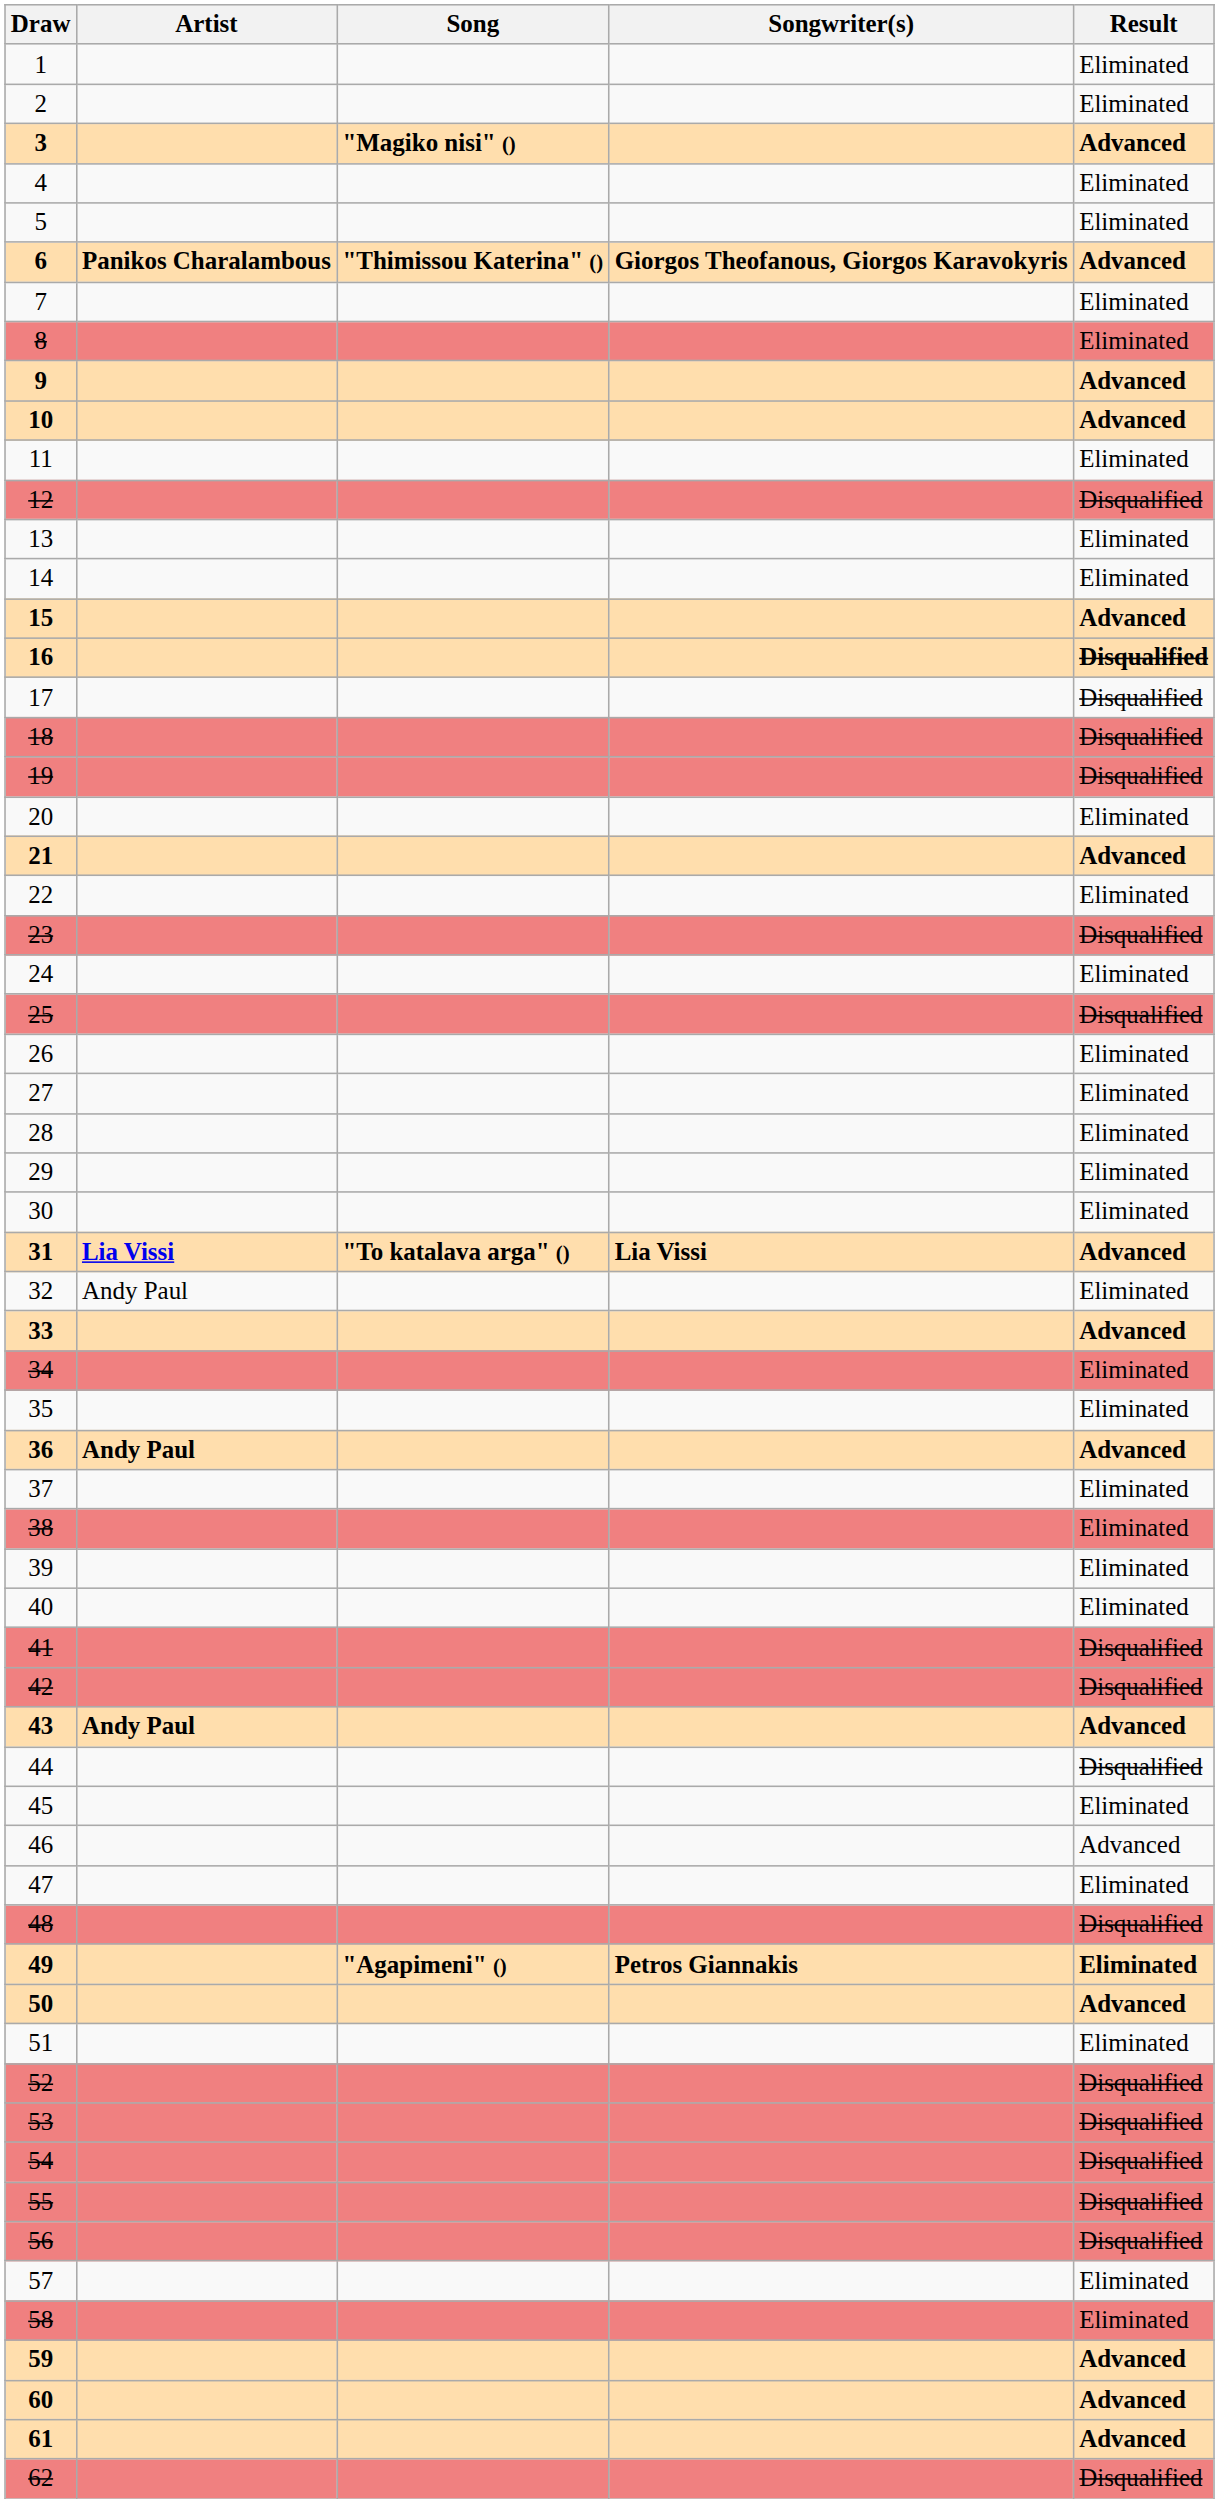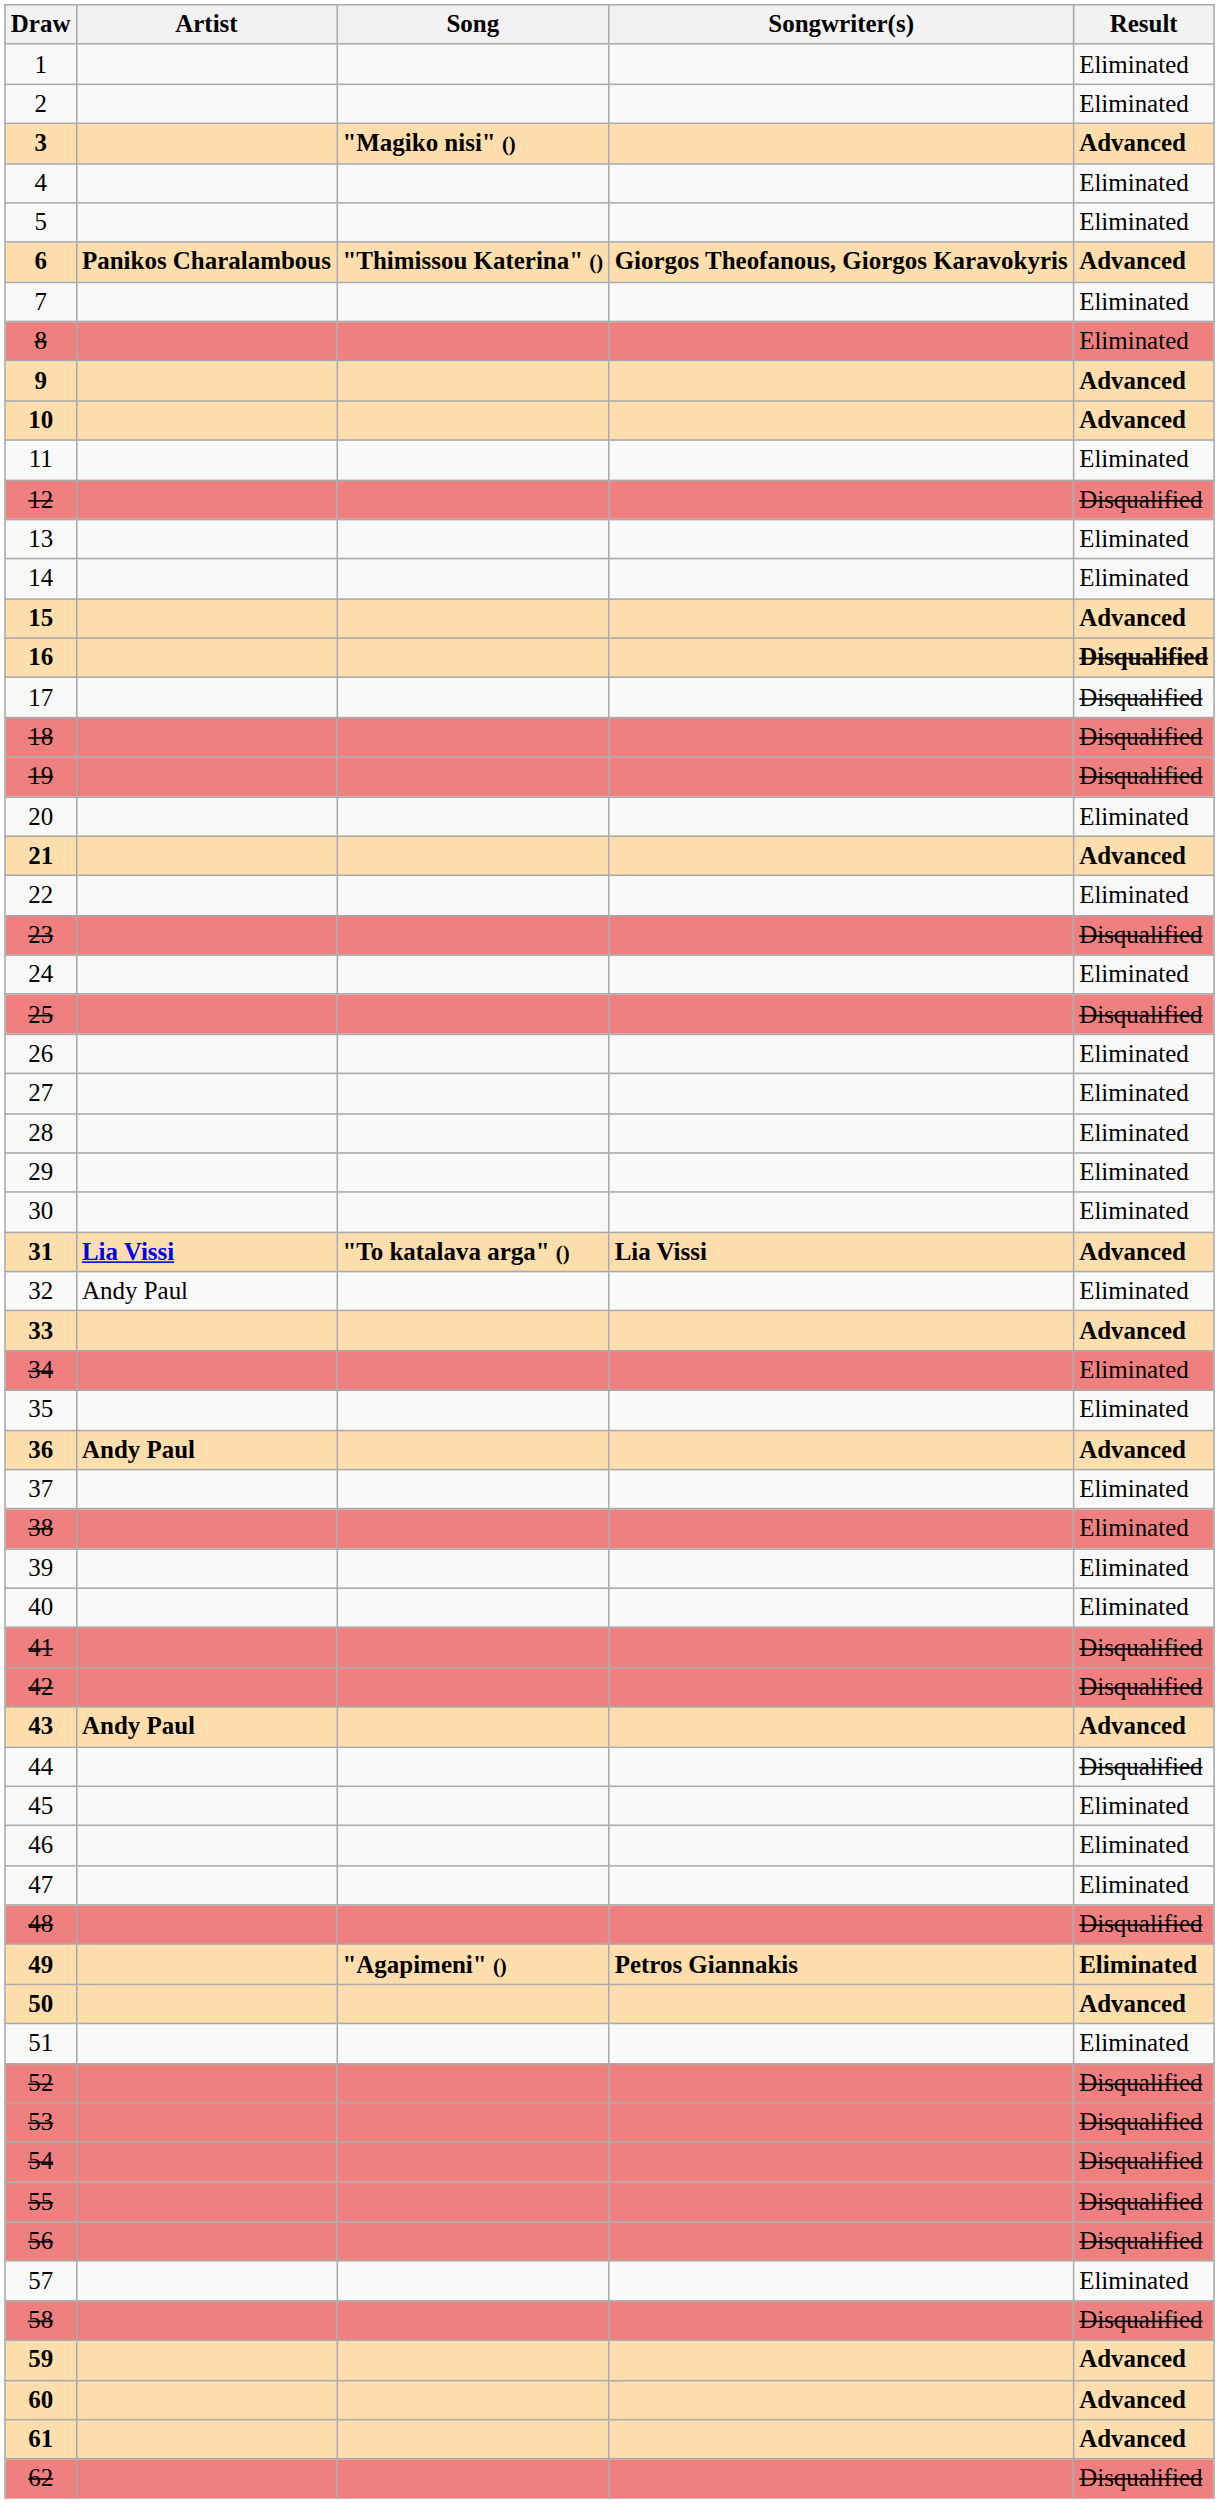(1130, 1845) Advanced -> (1134, 1845) Eliminated
(1134, 2320) Eliminated -> (1141, 2320) Disqualified
